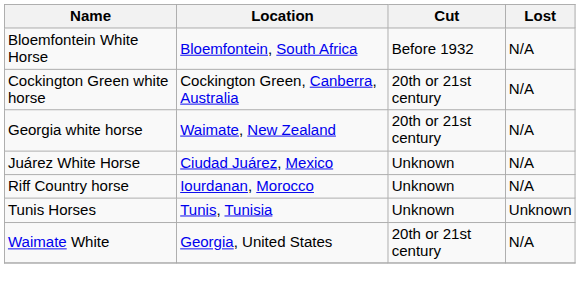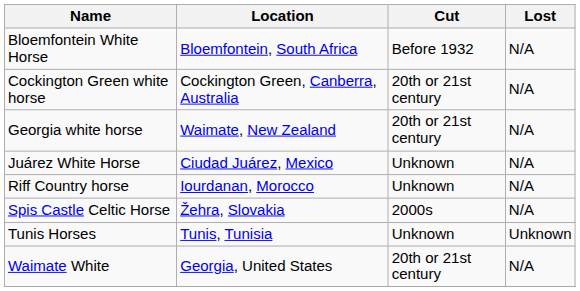+ row: (89, 210)
